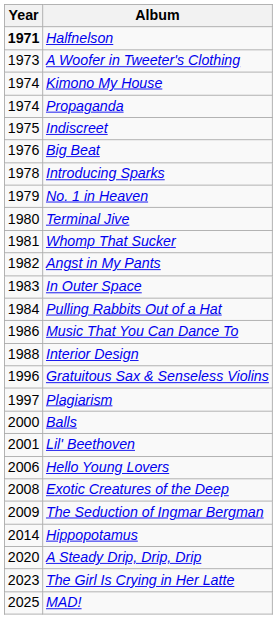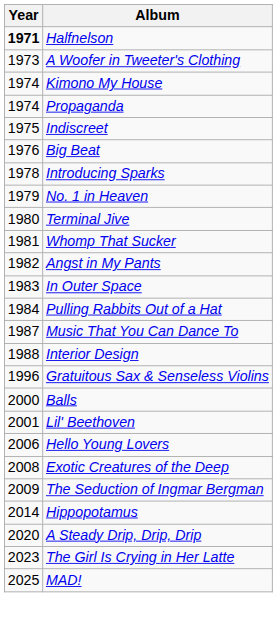(24, 331) 1986 -> (24, 331) 1987
- row: (79, 399)
